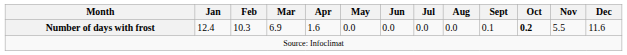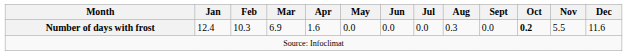(451, 27) 0.0 -> (451, 27) 0.3
(488, 27) 0.1 -> (488, 27) 0.0
